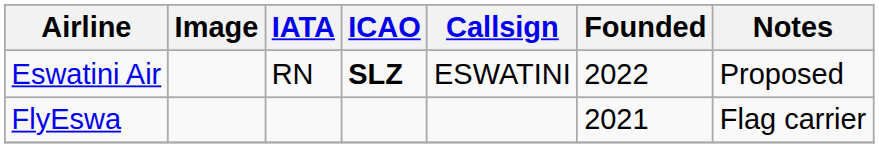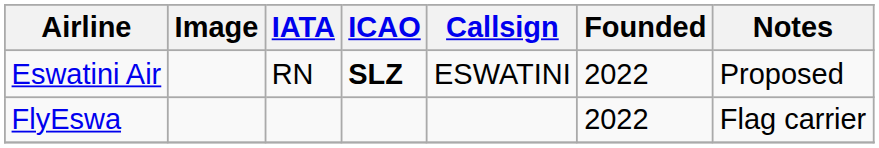(616, 119) 2021 -> (616, 119) 2022
